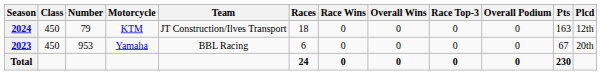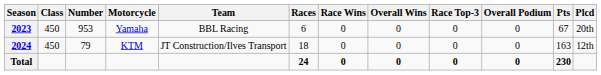rows swapped: (21, 45) <-> (21, 28)
